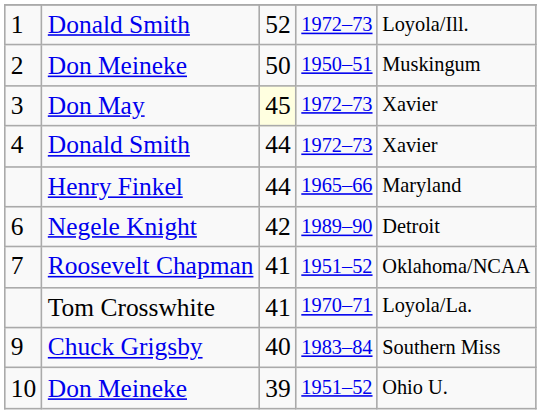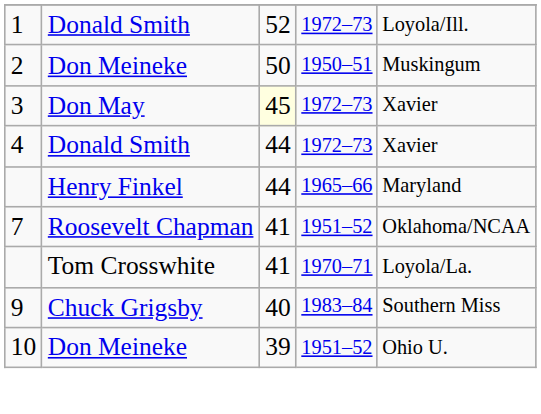- row: (17, 226)
